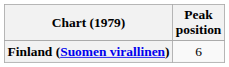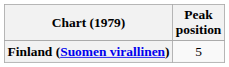(199, 51) 6 -> (199, 51) 5
